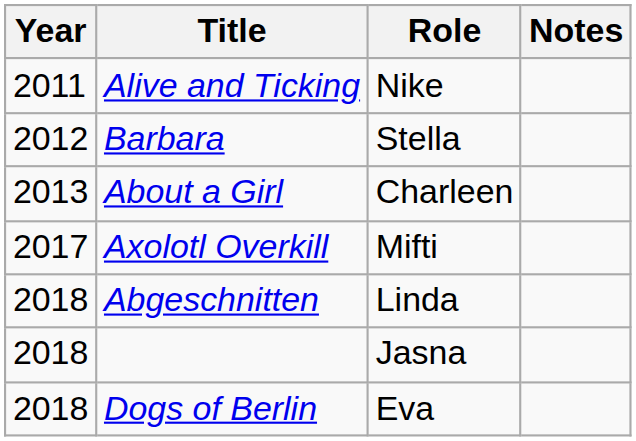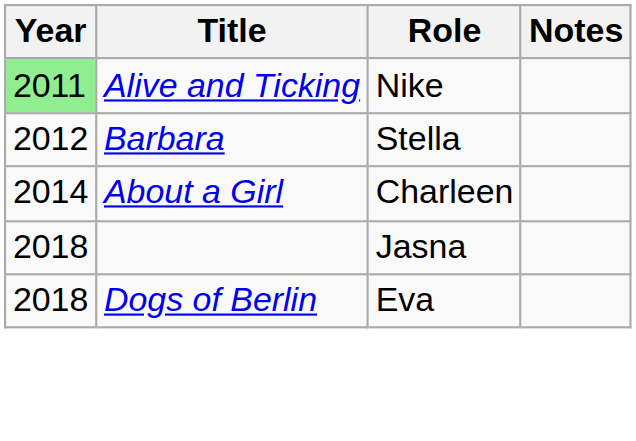(49, 85) no background -> (49, 85) lightgreen background
(51, 192) 2013 -> (51, 192) 2014
- row: (216, 246)
- row: (211, 300)
